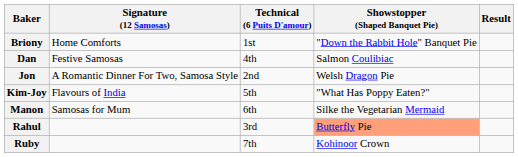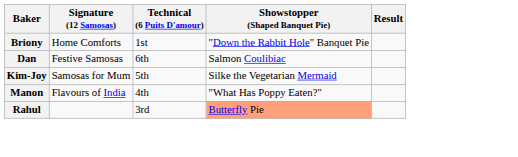(250, 59) 4th -> (142, 59) 6th
- row: (27, 76)
(89, 93) Flavours of India -> (91, 76) Samosas for Mum
(373, 93) "What Has Poppy Eaten?" -> (273, 76) Silke the Vegetarian Mermaid
(91, 110) Samosas for Mum -> (89, 93) Flavours of India
(250, 110) 6th -> (142, 93) 4th
(380, 110) Silke the Vegetarian Mermaid -> (265, 93) "What Has Poppy Eaten?"
- row: (27, 144)
